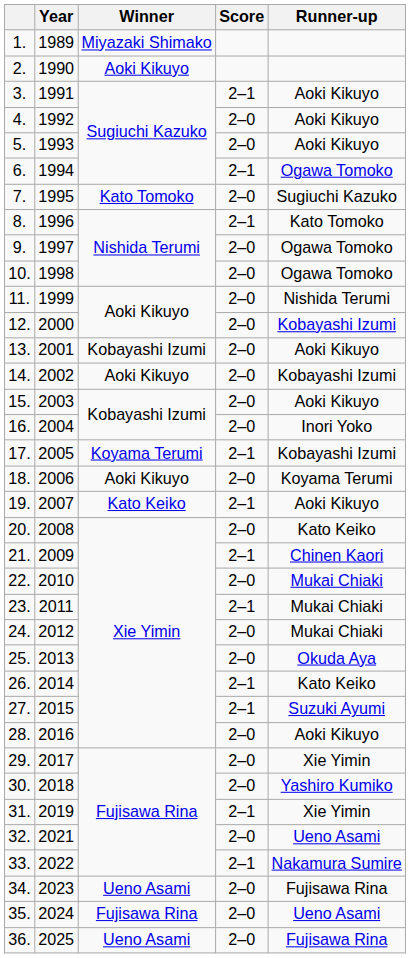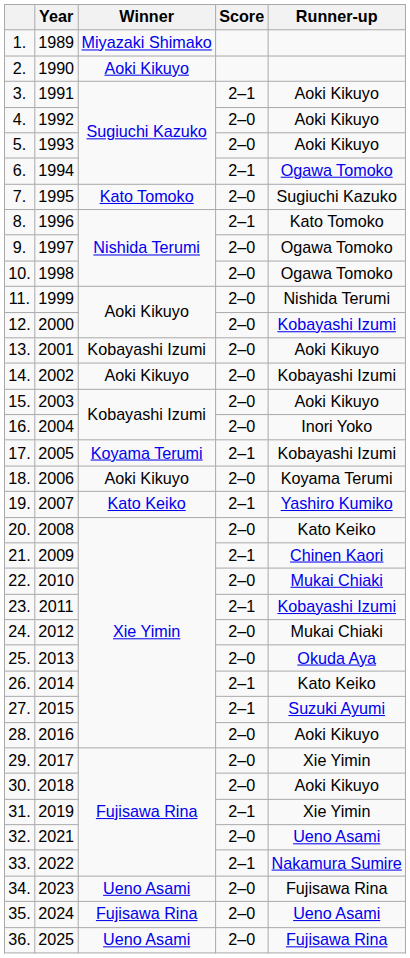(337, 504) Aoki Kikuyo -> (337, 504) Yashiro Kumiko
(337, 606) Mukai Chiaki -> (337, 606) Kobayashi Izumi
(337, 786) Yashiro Kumiko -> (337, 786) Aoki Kikuyo
